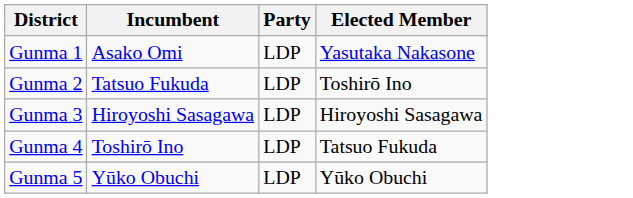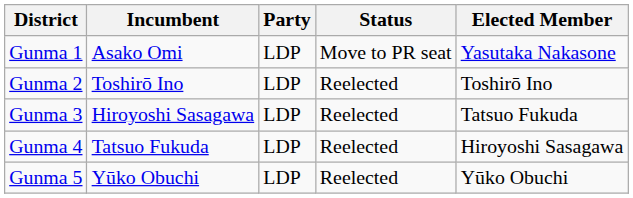+ column: (386, 20)
(150, 83) Tatsuo Fukuda -> (138, 83) Toshirō Ino
(401, 114) Hiroyoshi Sasagawa -> (519, 114) Tatsuo Fukuda
(138, 146) Toshirō Ino -> (150, 146) Tatsuo Fukuda
(378, 146) Tatsuo Fukuda -> (542, 146) Hiroyoshi Sasagawa
